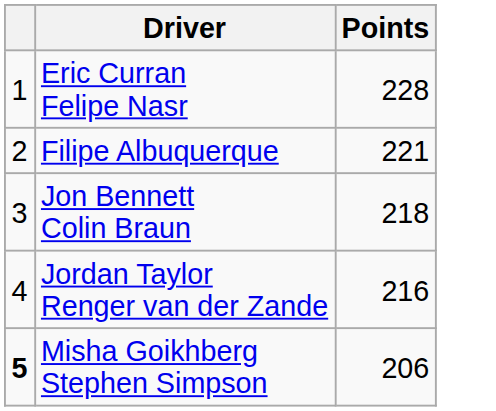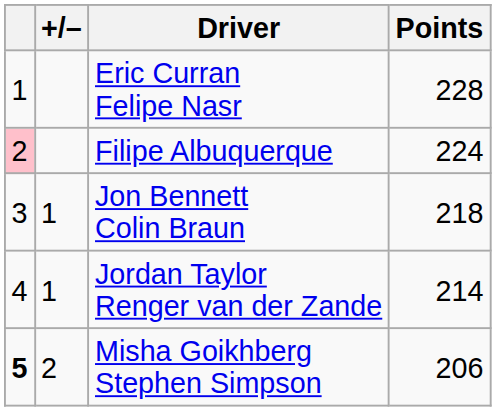+ column: (61, 28)
(20, 151) no background -> (20, 151) pink background
(405, 151) 221 -> (459, 151) 224
(405, 290) 216 -> (459, 290) 214
